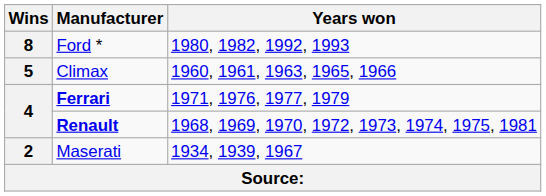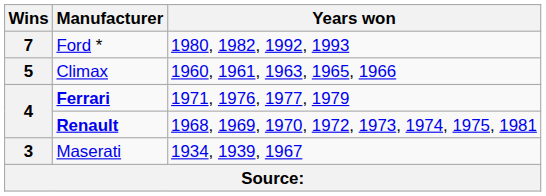(29, 45) 8 -> (29, 45) 7
(29, 152) 2 -> (29, 152) 3
